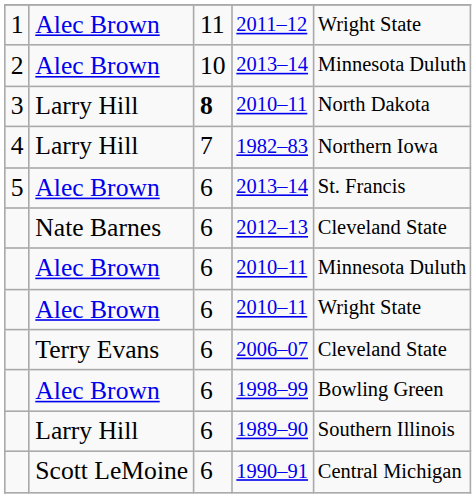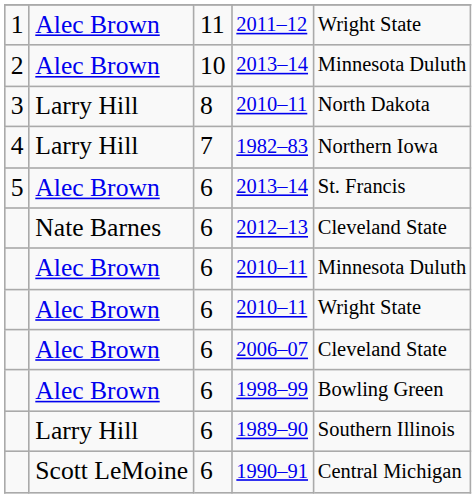(206, 106) bold -> (206, 106) normal
(97, 349) Terry Evans -> (98, 349) Alec Brown
